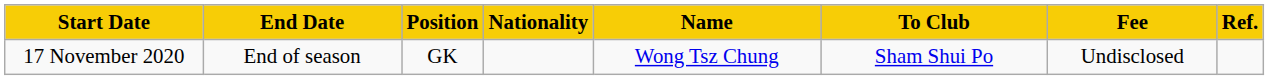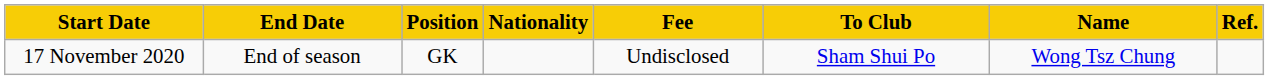columns swapped: (707, 22) <-> (1132, 22)
